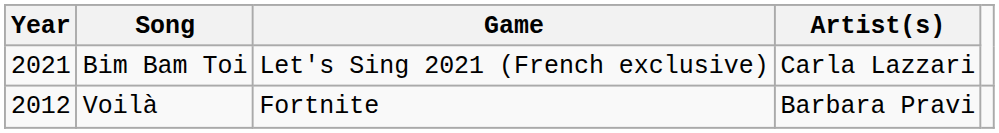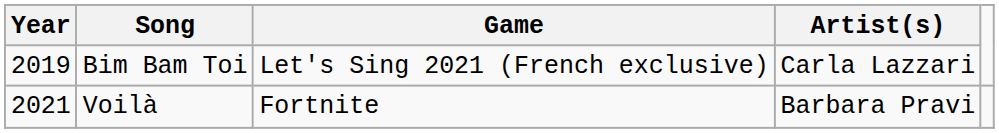(41, 66) 2021 -> (41, 66) 2019
(41, 107) 2012 -> (41, 107) 2021
